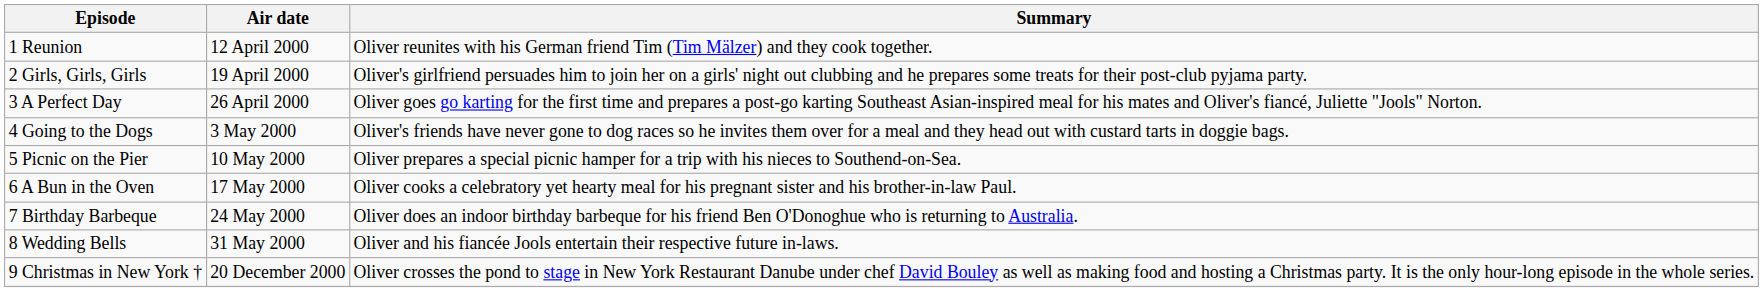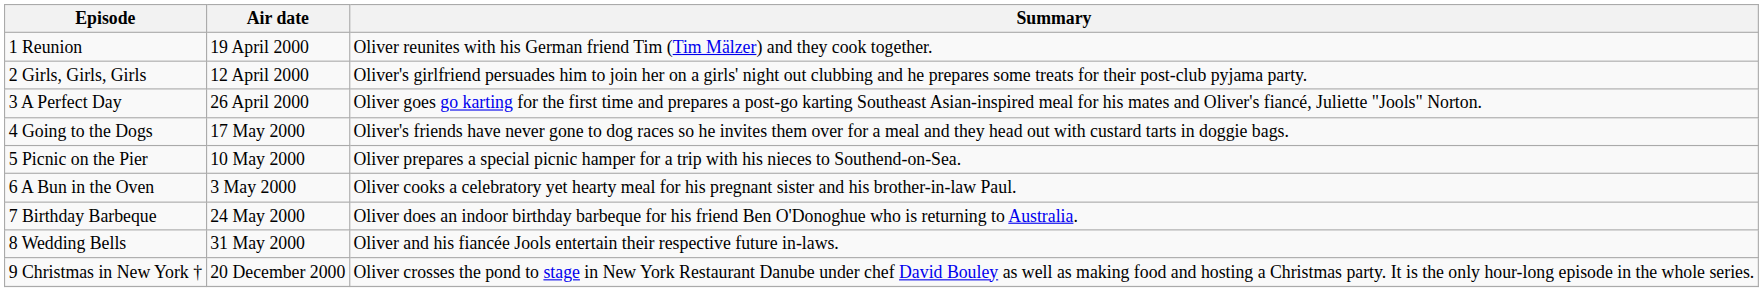(260, 46) 12 April 2000 -> (260, 46) 19 April 2000
(260, 74) 19 April 2000 -> (260, 74) 12 April 2000
(253, 131) 3 May 2000 -> (258, 131) 17 May 2000
(258, 187) 17 May 2000 -> (253, 187) 3 May 2000
